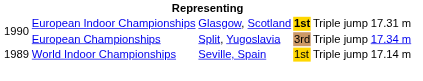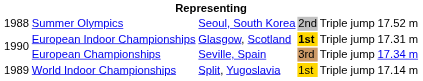+ row: (78, 23)
(239, 39) Split, Yugoslavia -> (232, 54) Seville, Spain
(232, 54) Seville, Spain -> (239, 70) Split, Yugoslavia
